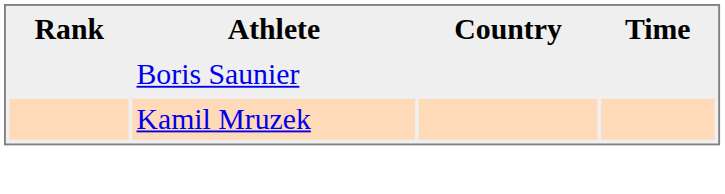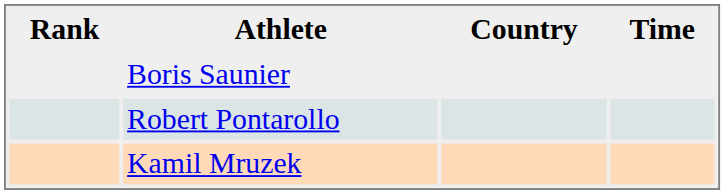+ row: (233, 118)
